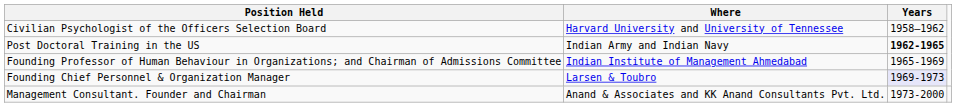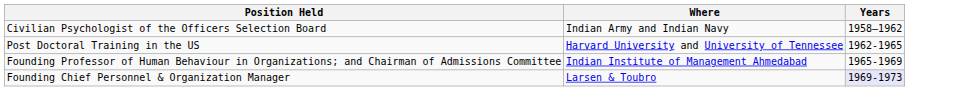(705, 29) Harvard University and University of Tennessee -> (647, 29) Indian Army and Indian Navy
(647, 45) Indian Army and Indian Navy -> (705, 45) Harvard University and University of Tennessee
(917, 45) bold -> (875, 45) normal
- row: (136, 94)
